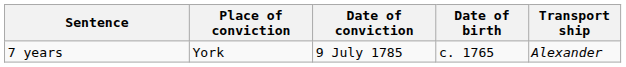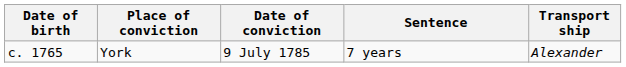columns swapped: (482, 23) <-> (97, 23)
